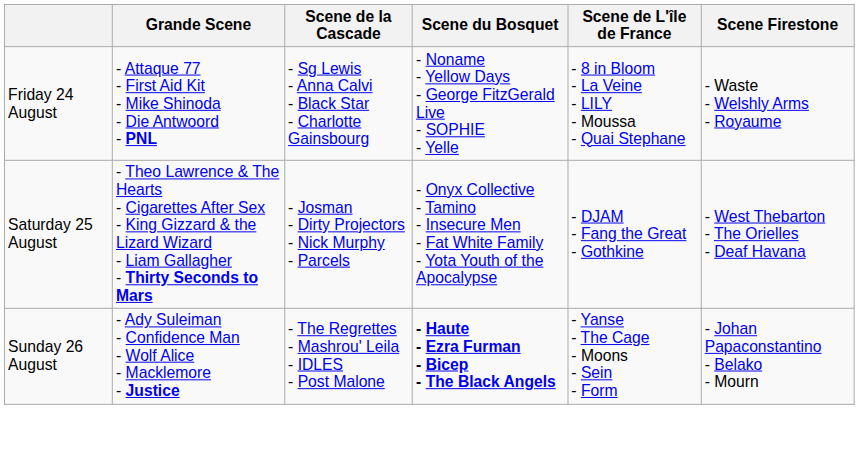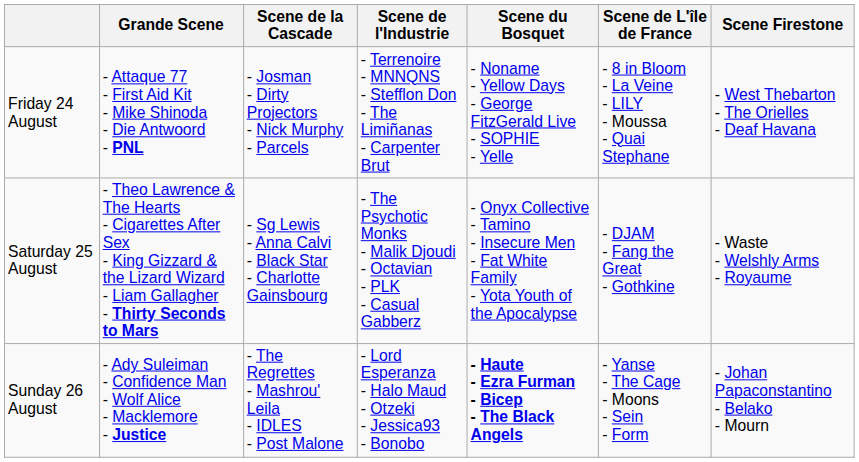+ column: (412, 25)
(330, 103) - Sg Lewis - Anna Calvi - Black Star - Charlotte Gainsbourg -> (295, 112) - Josman - Dirty Projectors - Nick Murphy - Parcels
(757, 103) - Waste - Welshly Arms - Royaume -> (775, 112) - West Thebarton - The Orielles - Deaf Havana
(346, 234) - Josman - Dirty Projectors - Nick Murphy - Parcels -> (289, 260) - Sg Lewis - Anna Calvi - Black Star - Charlotte Gainsbourg
(765, 234) - West Thebarton - The Orielles - Deaf Havana -> (767, 260) - Waste - Welshly Arms - Royaume
